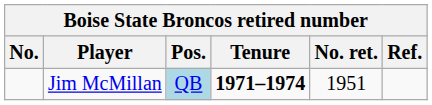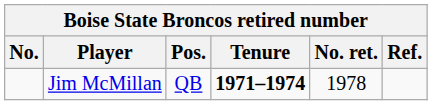(189, 83) lightblue background -> (189, 83) no background
(346, 83) 1951 -> (346, 83) 1978
